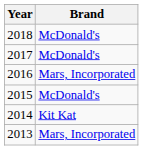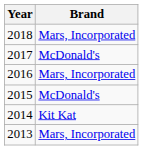(69, 34) McDonald's -> (87, 34) Mars, Incorporated
